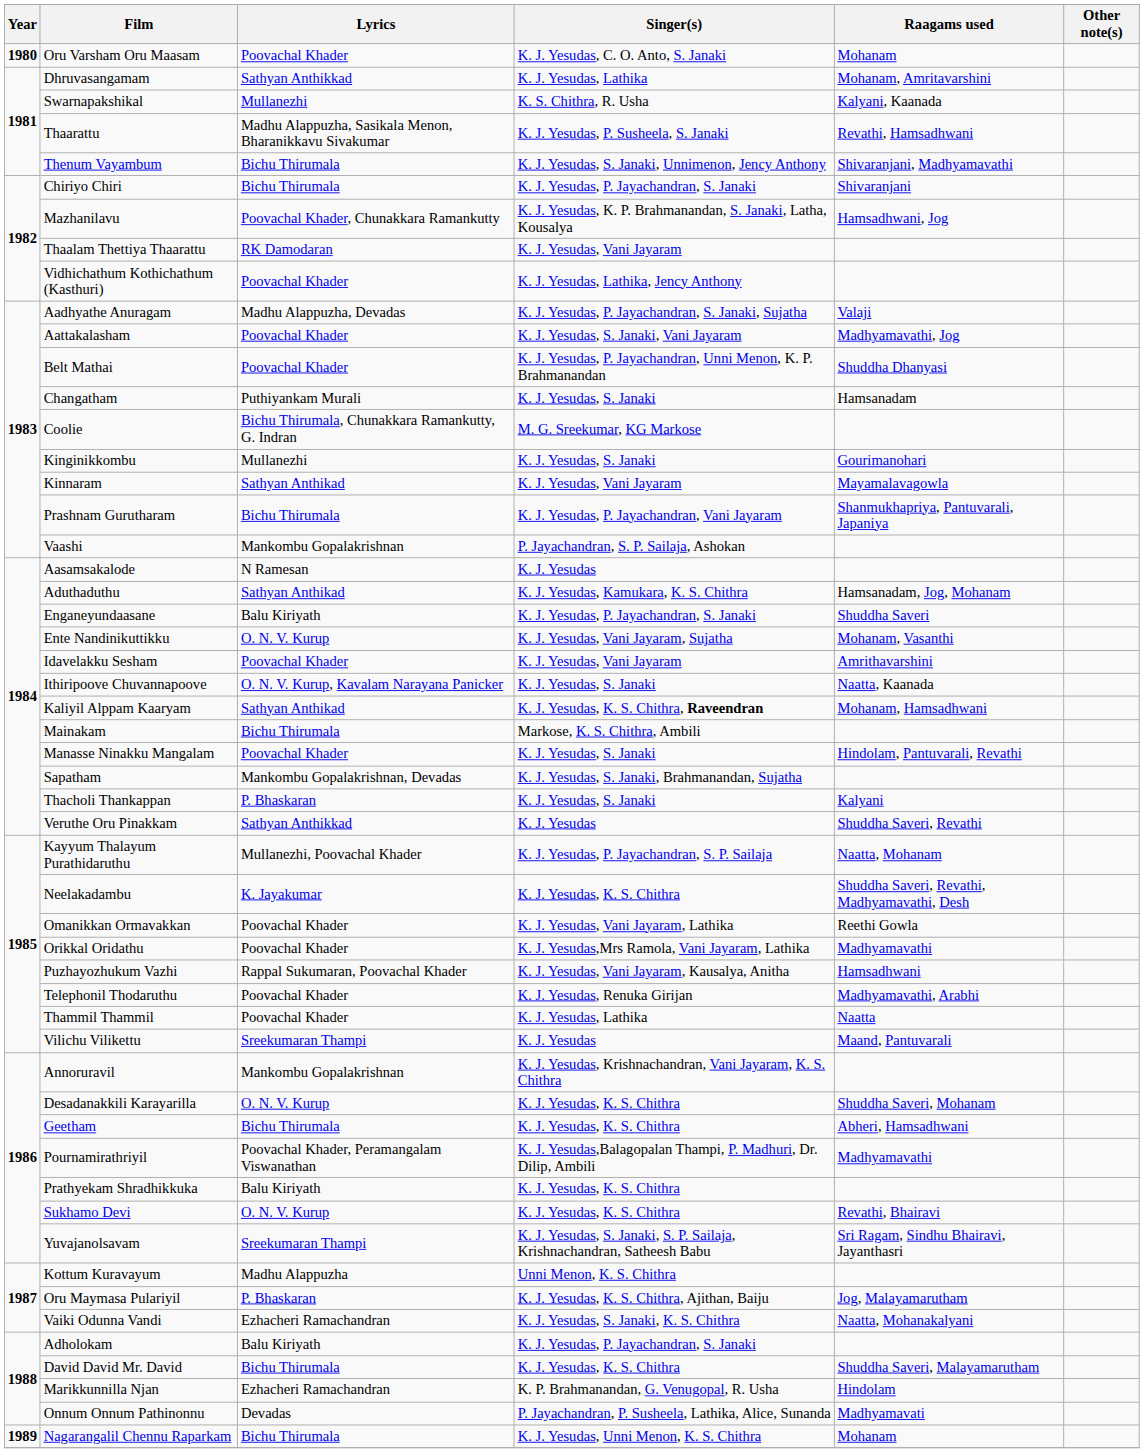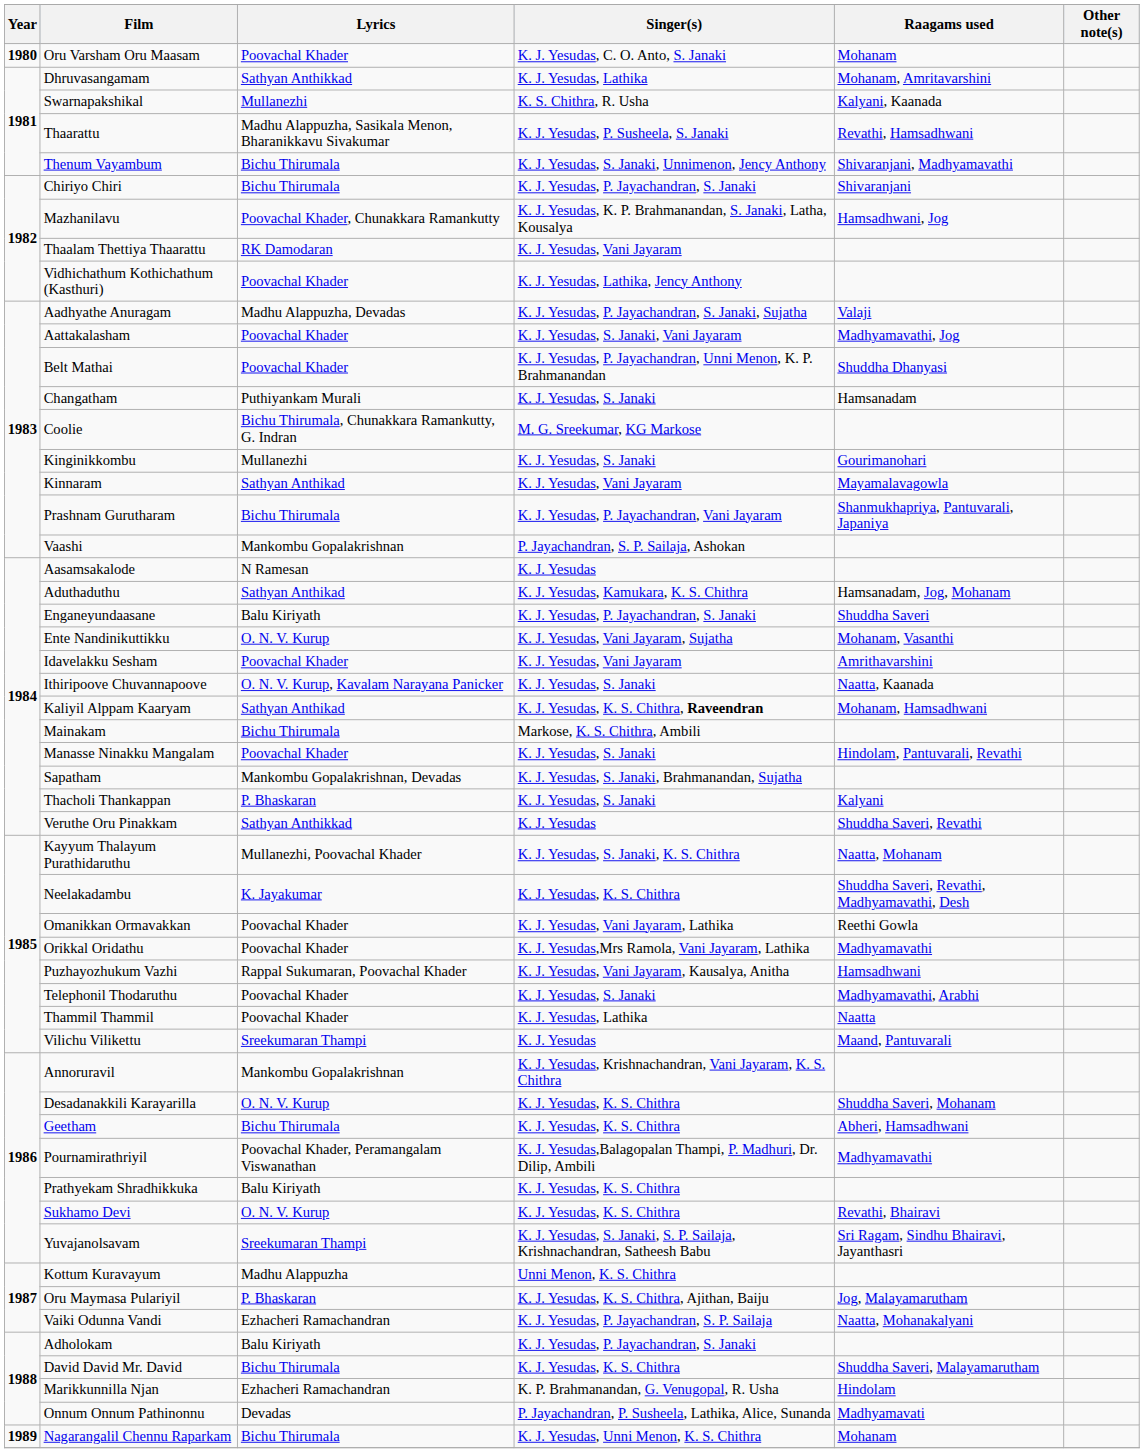(645, 854) K. J. Yesudas, P. Jayachandran, S. P. Sailaja -> (629, 854) K. J. Yesudas, S. Janaki, K. S. Chithra
(605, 994) K. J. Yesudas, Renuka Girijan -> (587, 994) K. J. Yesudas, S. Janaki
(629, 1320) K. J. Yesudas, S. Janaki, K. S. Chithra -> (645, 1320) K. J. Yesudas, P. Jayachandran, S. P. Sailaja
